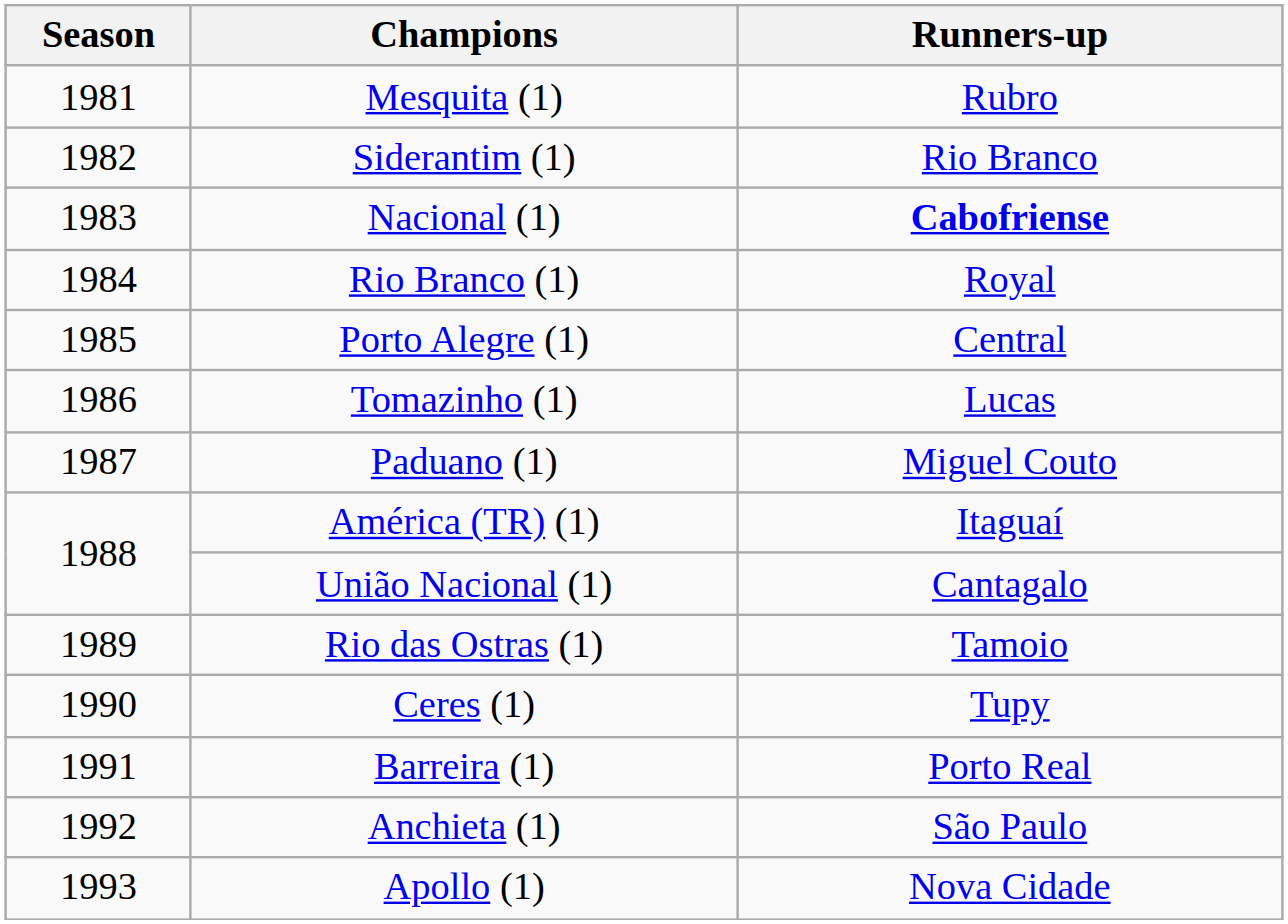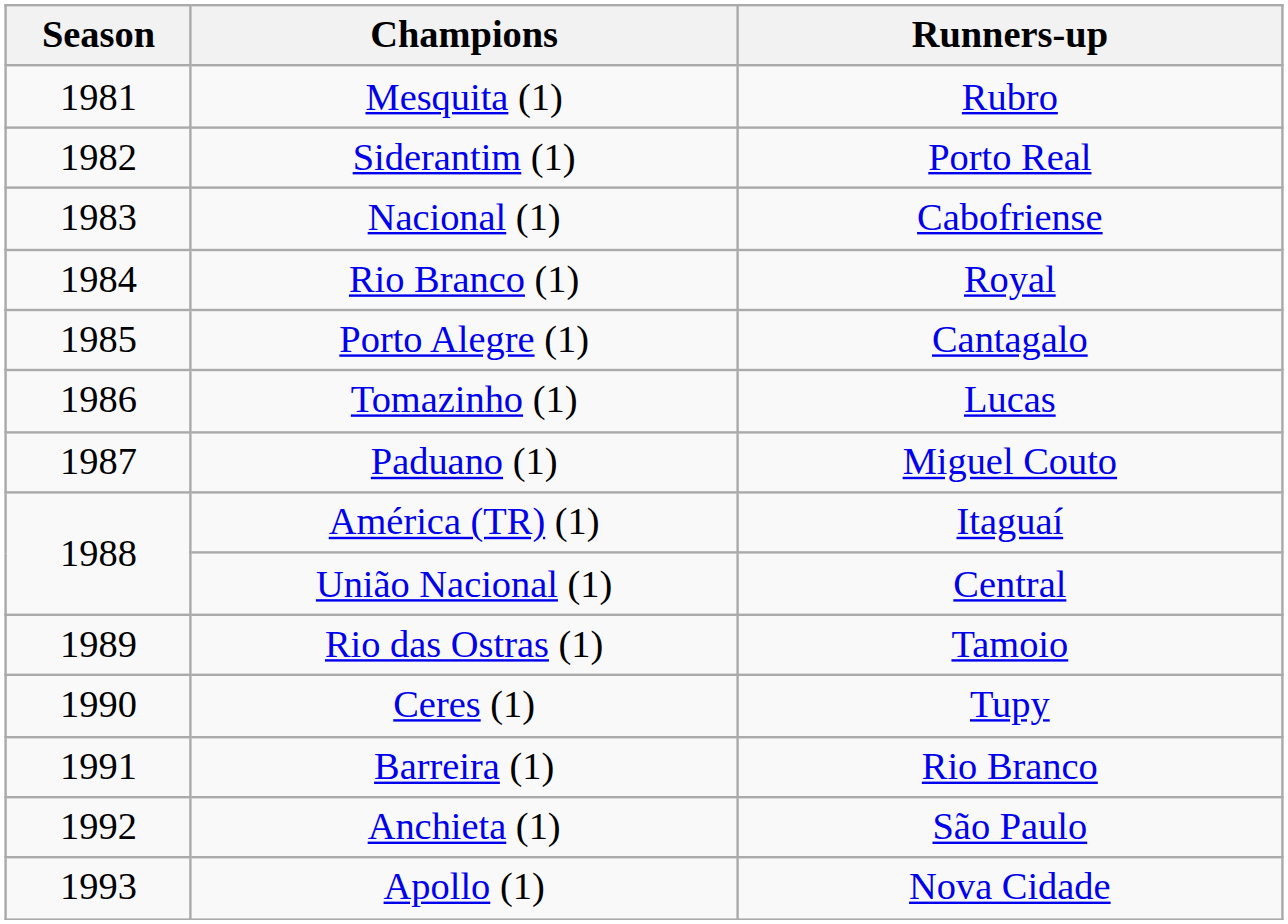(1010, 156) Rio Branco -> (1010, 156) Porto Real
(1010, 217) bold -> (1010, 217) normal
(1010, 339) Central -> (1010, 339) Cantagalo
(1010, 583) Cantagalo -> (1010, 583) Central
(1010, 765) Porto Real -> (1010, 765) Rio Branco
